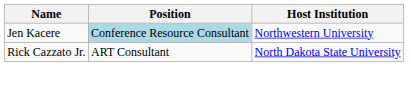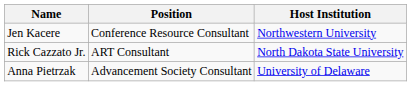(170, 33) lightblue background -> (170, 33) no background
+ row: (41, 71)
